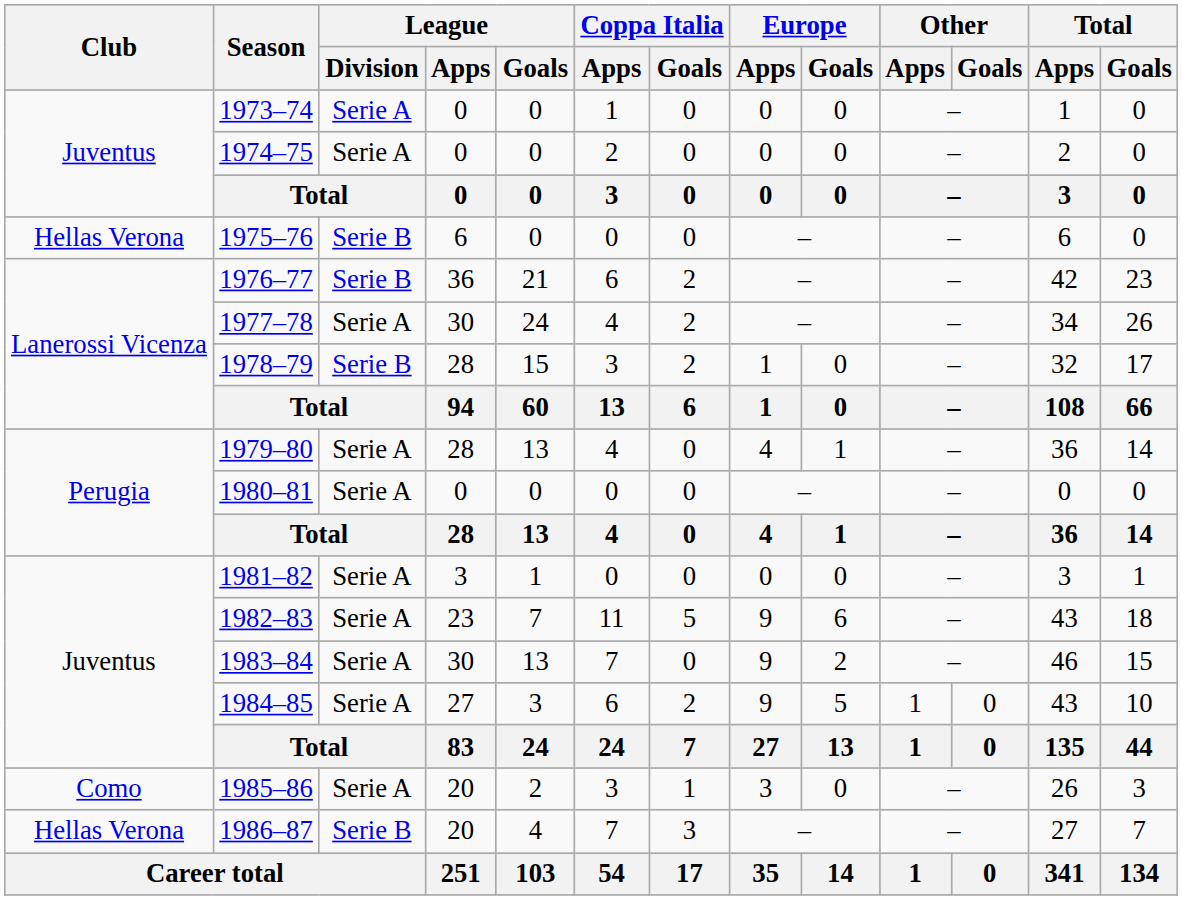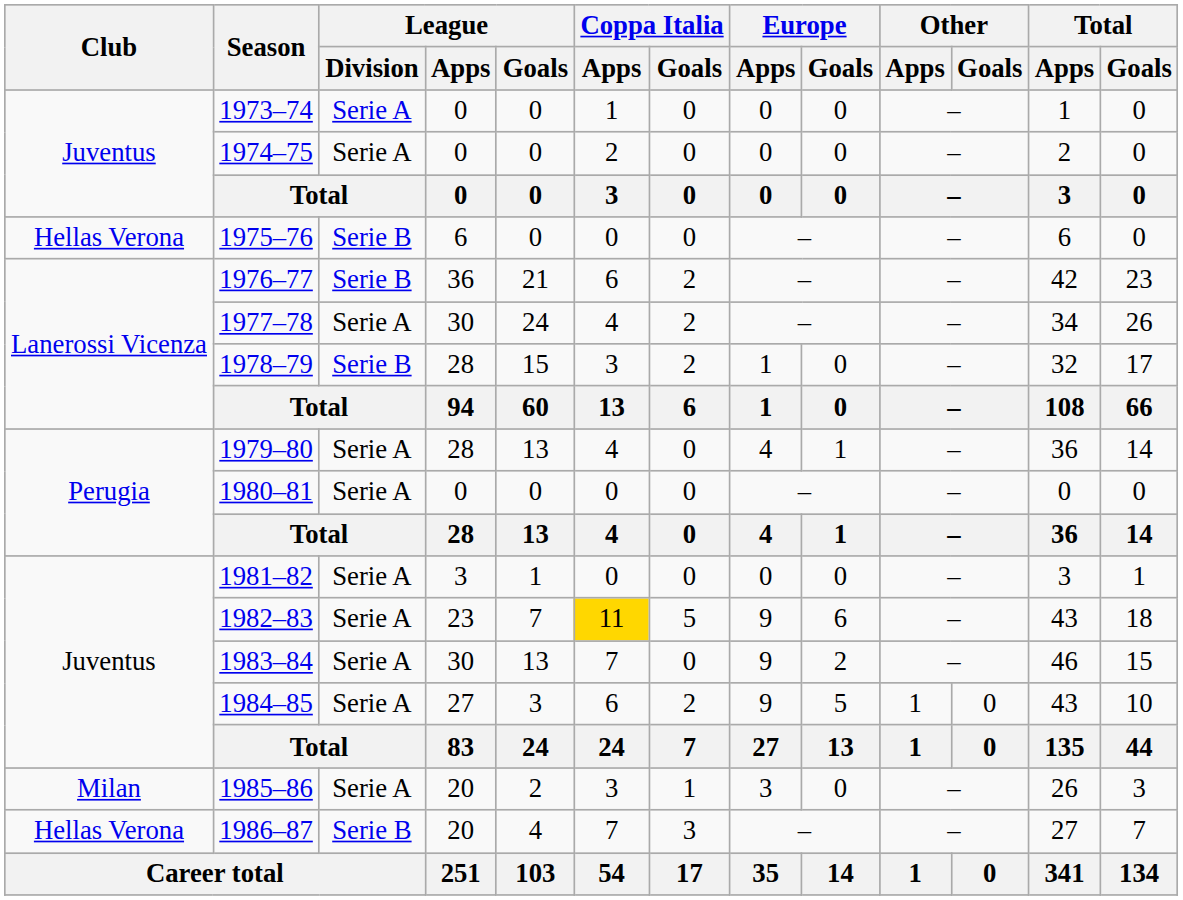(612, 618) no background -> (612, 618) gold background
(109, 788) Como -> (109, 788) Milan
